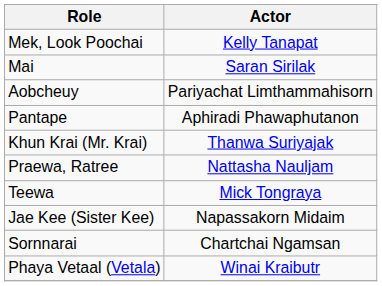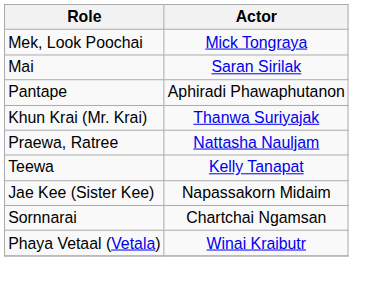(270, 42) Kelly Tanapat -> (256, 42) Mick Tongraya
- row: (43, 92)
(270, 192) Mick Tongraya -> (256, 167) Kelly Tanapat
